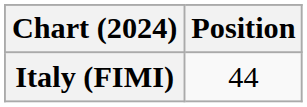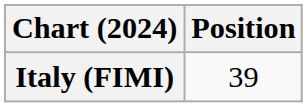(243, 76) 44 -> (243, 76) 39
